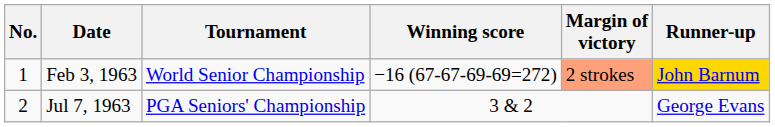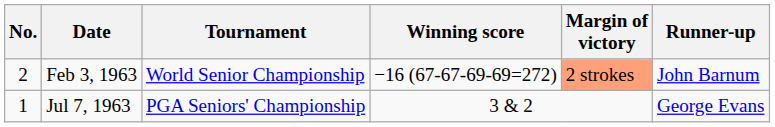(23, 74) 1 -> (23, 74) 2
(708, 74) gold background -> (708, 74) no background
(23, 106) 2 -> (23, 106) 1
